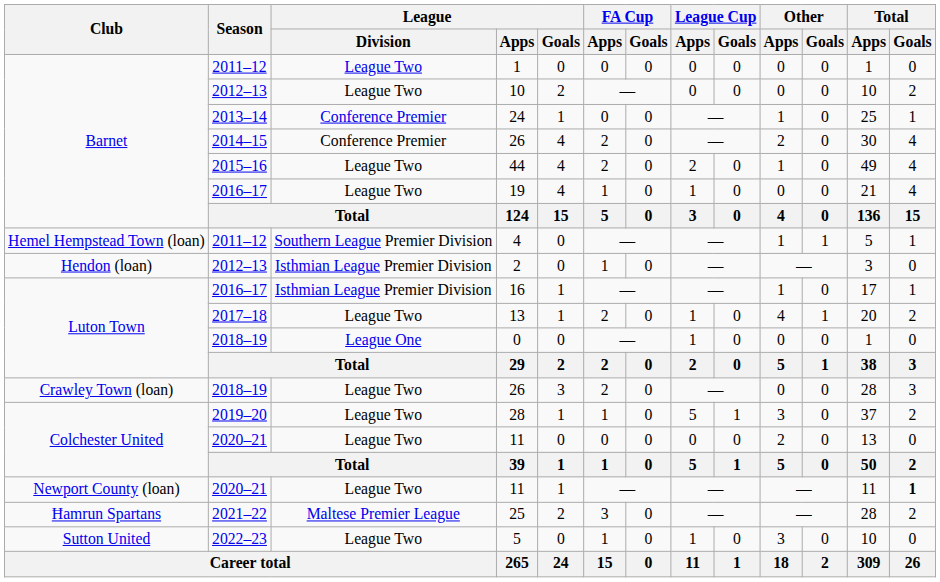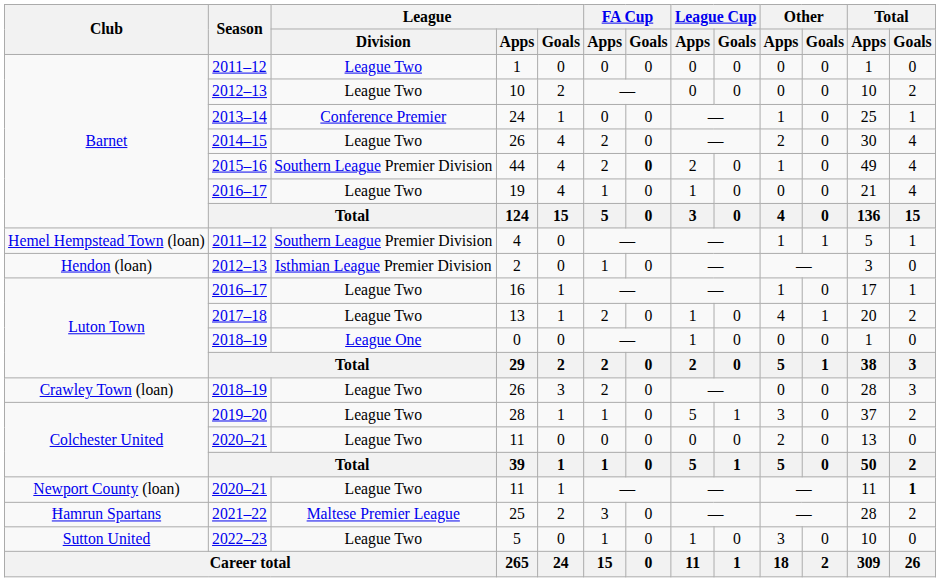(383, 141) Conference Premier -> (383, 141) League Two
(383, 166) League Two -> (383, 166) Southern League Premier Division
(649, 166) normal -> (649, 166) bold
(383, 290) Isthmian League Premier Division -> (383, 290) League Two
